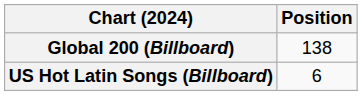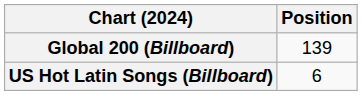(317, 47) 138 -> (317, 47) 139
